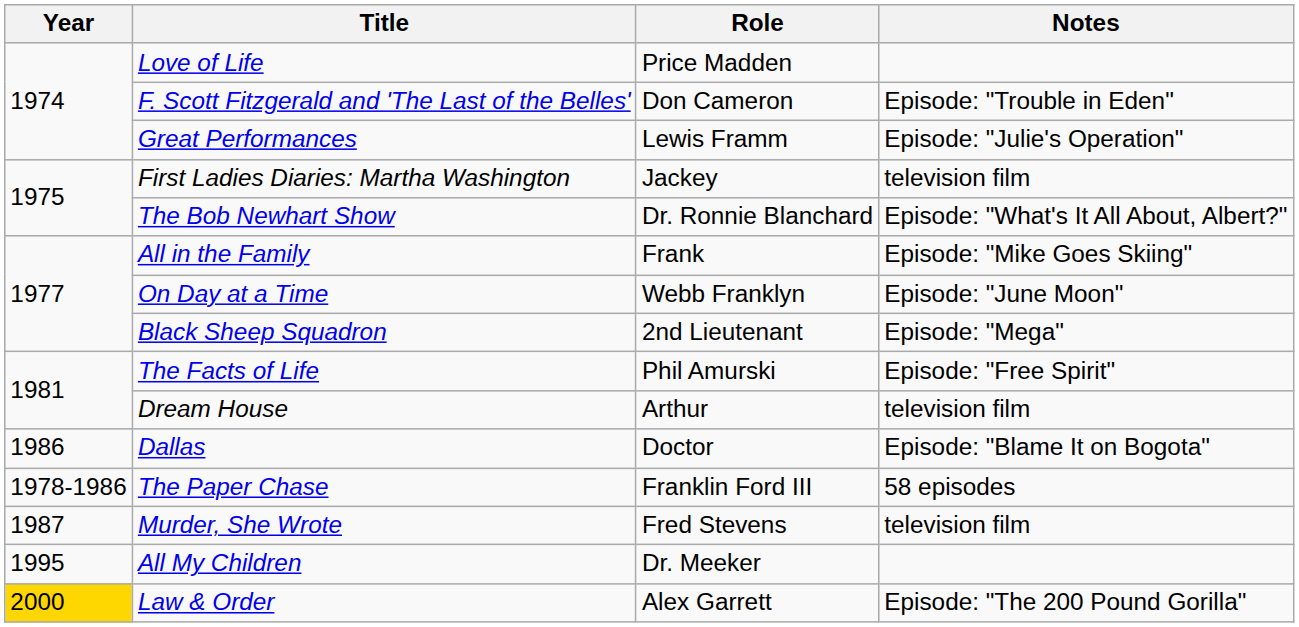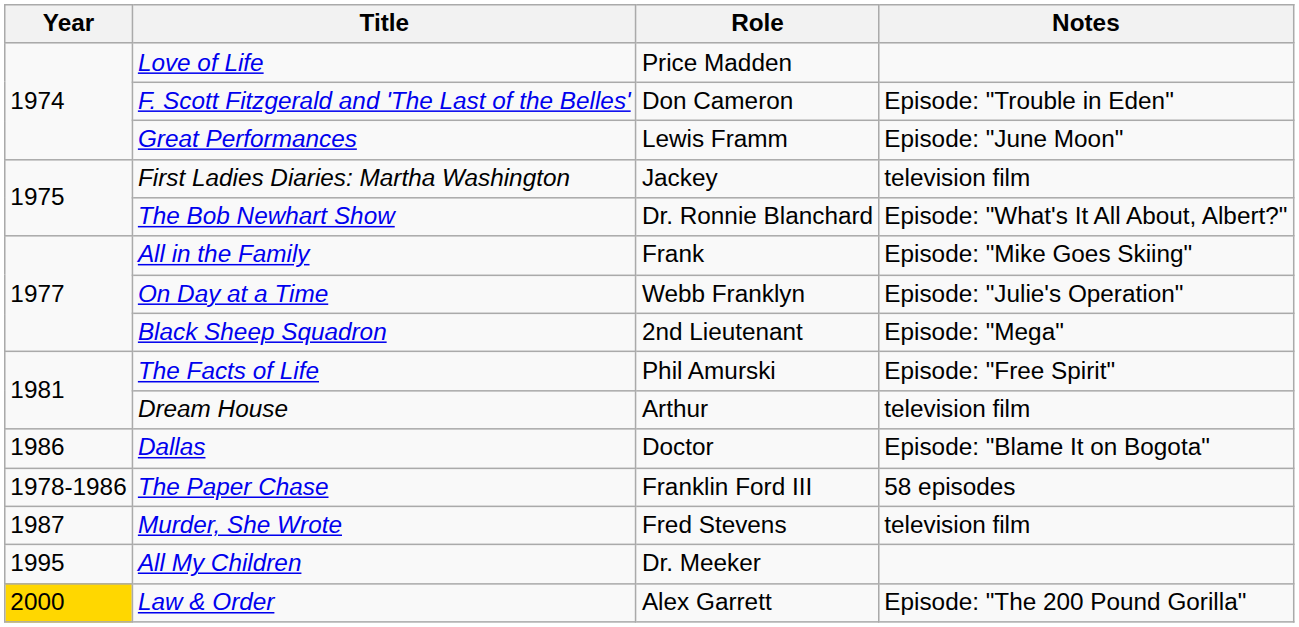(1034, 139) Episode: "Julie's Operation" -> (1004, 139) Episode: "June Moon"
(1004, 293) Episode: "June Moon" -> (1034, 293) Episode: "Julie's Operation"
